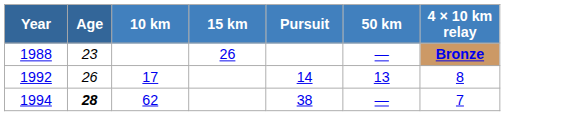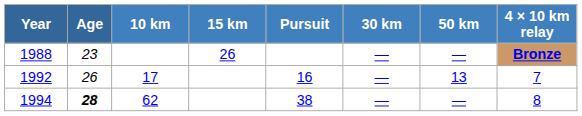+ column: (382, 24)
(305, 77) 14 -> (305, 77) 16
(460, 77) 8 -> (537, 77) 7
(460, 100) 7 -> (537, 100) 8
